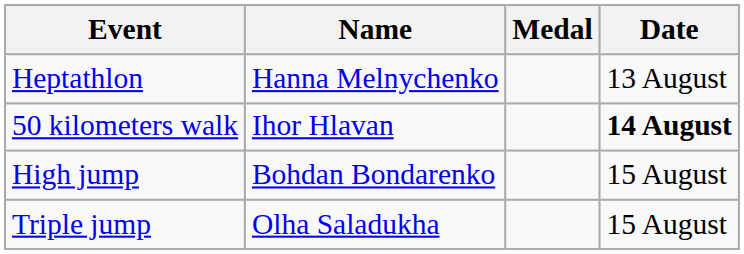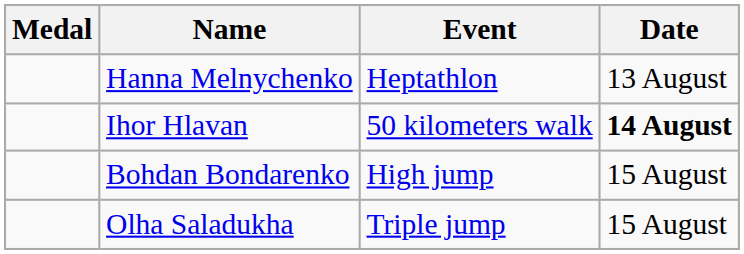columns swapped: (553, 29) <-> (125, 29)
